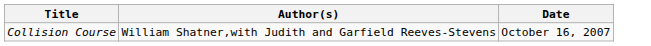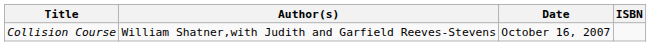+ column: (629, 14)
